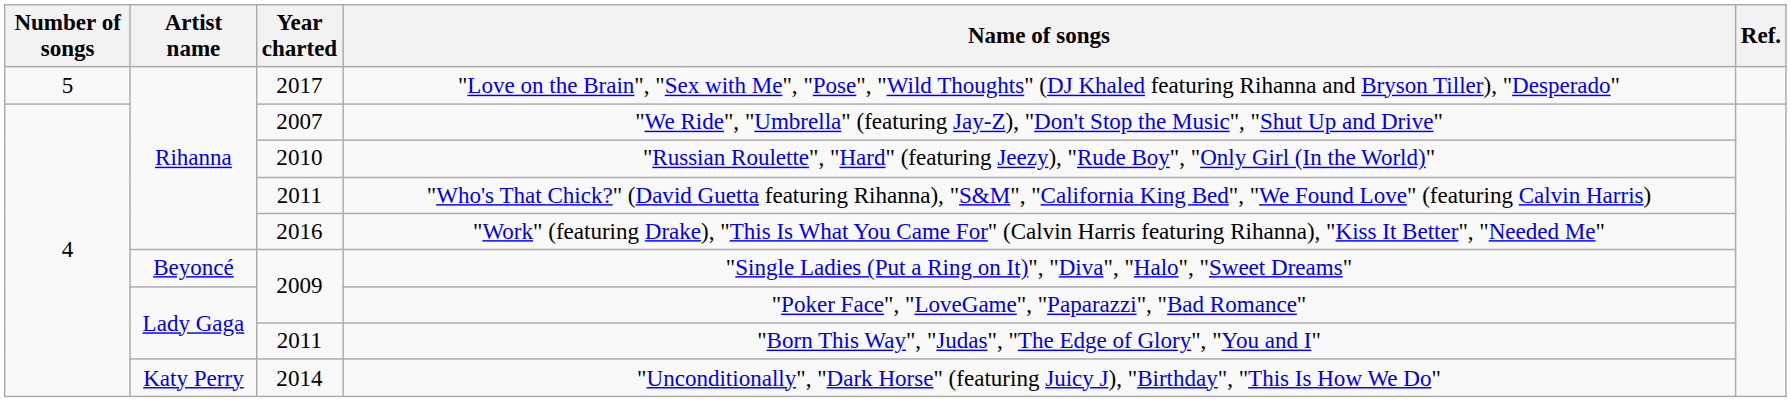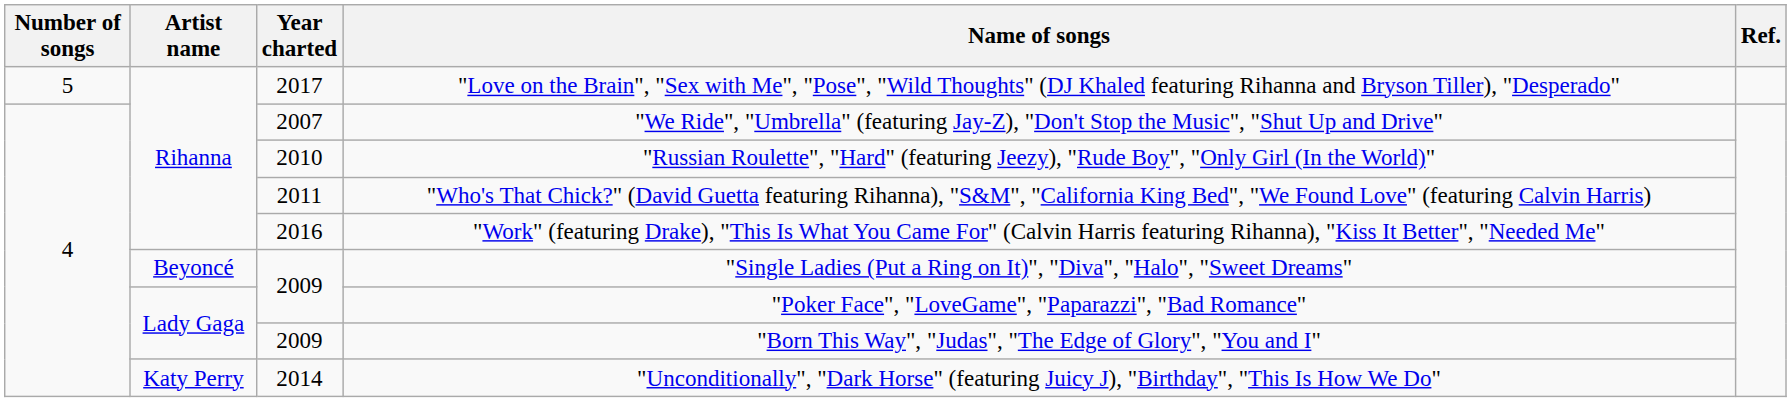(299, 341) 2011 -> (299, 341) 2009
